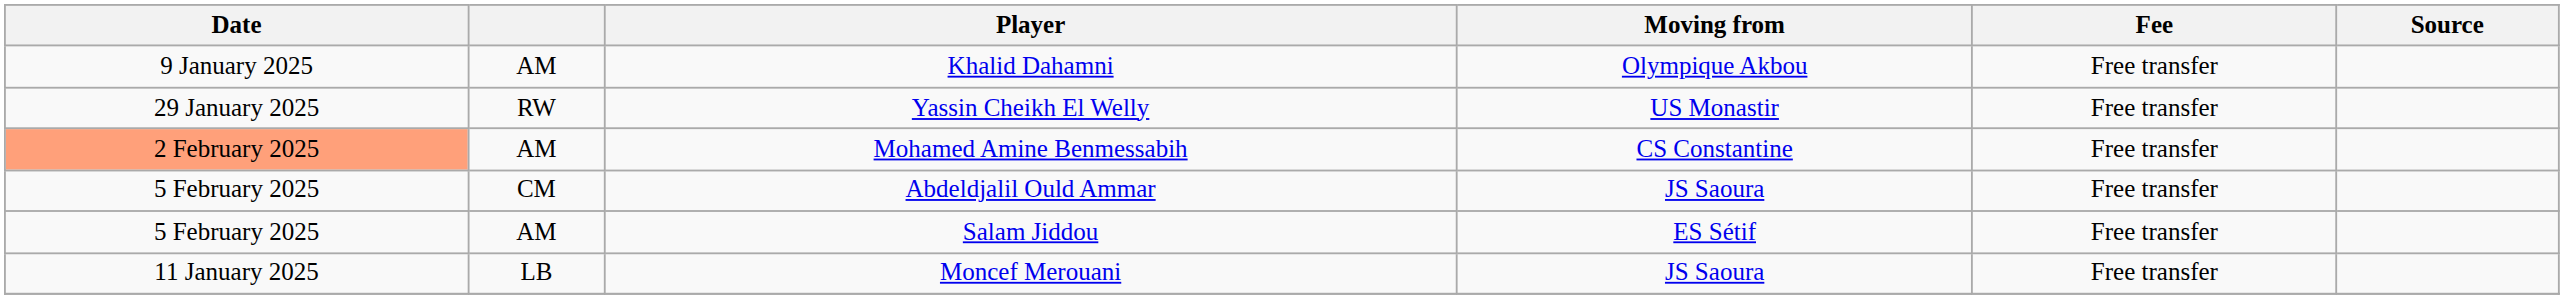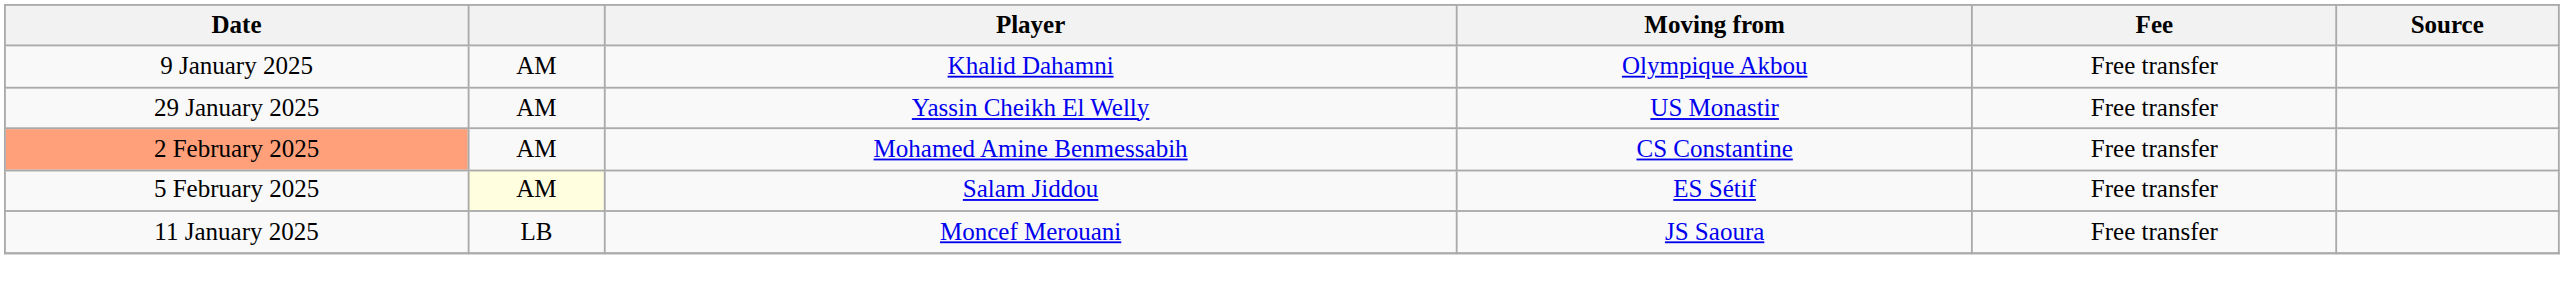(536, 107) RW -> (536, 107) AM
- row: (1031, 189)
(536, 231) no background -> (536, 189) lightyellow background
